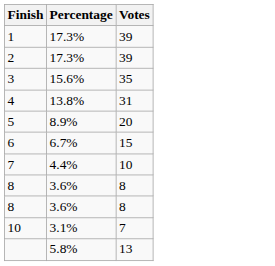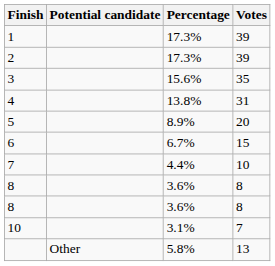+ column: (105, 15)
